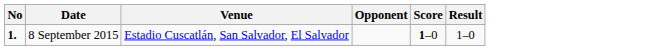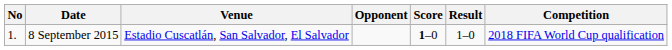+ column: (576, 14)
(12, 34) bold -> (12, 34) normal
